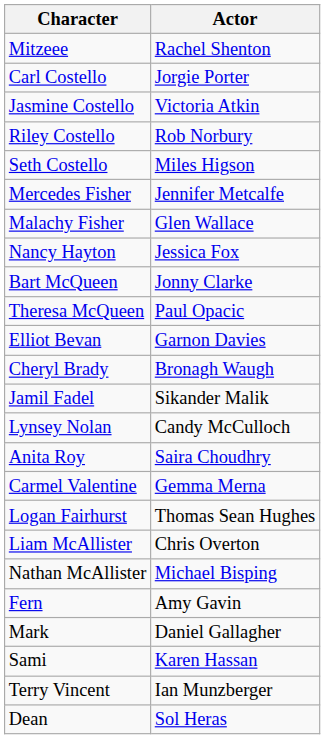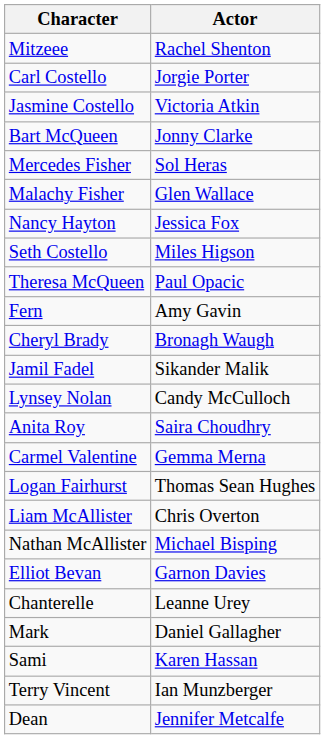- row: (62, 135)
rows swapped: (58, 164) <-> (63, 281)
(219, 194) Jennifer Metcalfe -> (191, 164) Sol Heras
rows swapped: (55, 340) <-> (26, 602)
+ row: (51, 602)
(191, 719) Sol Heras -> (219, 719) Jennifer Metcalfe
